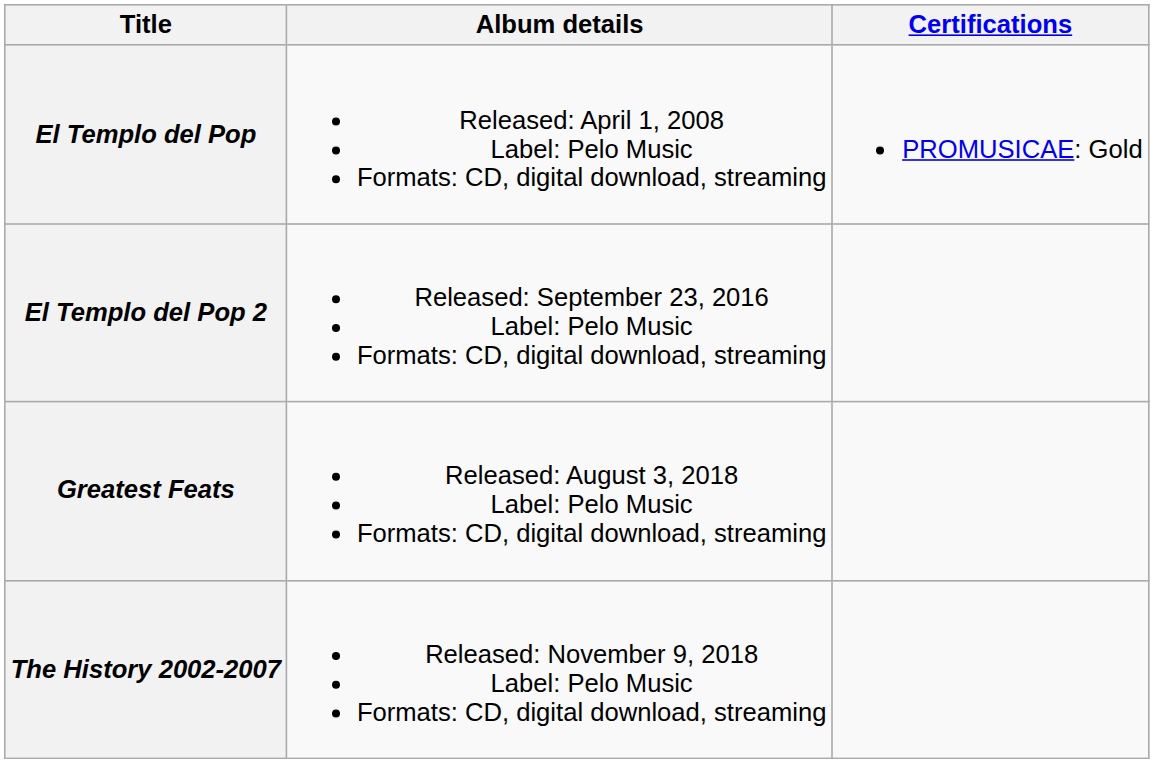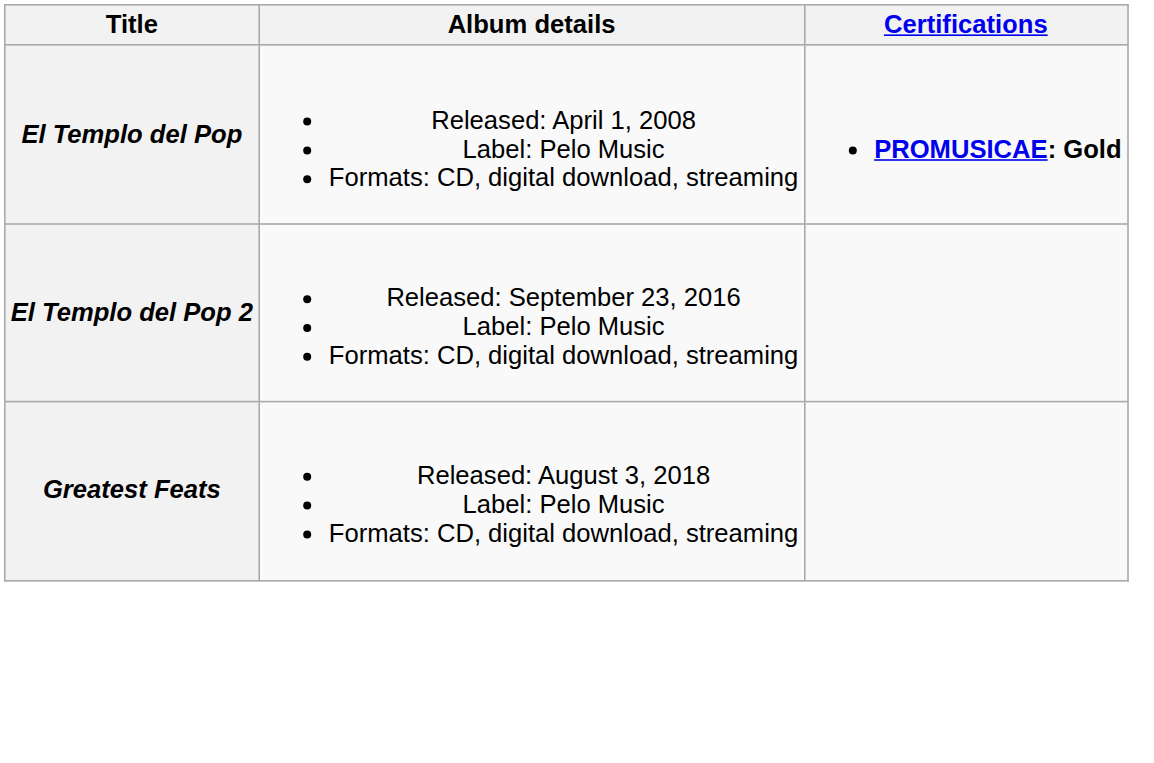(990, 149) normal -> (966, 149) bold
- row: (146, 668)
